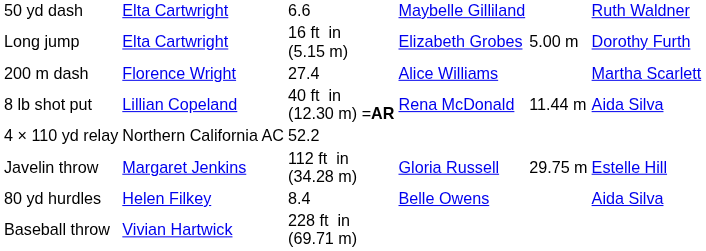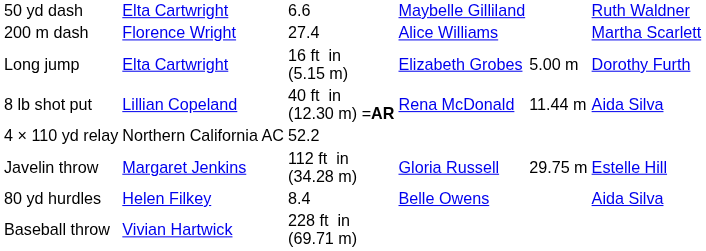rows swapped: (42, 42) <-> (46, 73)
